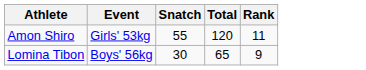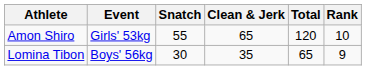+ column: (246, 15)
(259, 35) 11 -> (342, 35) 10
